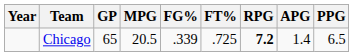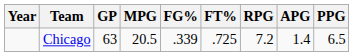(110, 40) 65 -> (110, 40) 63
(265, 40) bold -> (265, 40) normal
